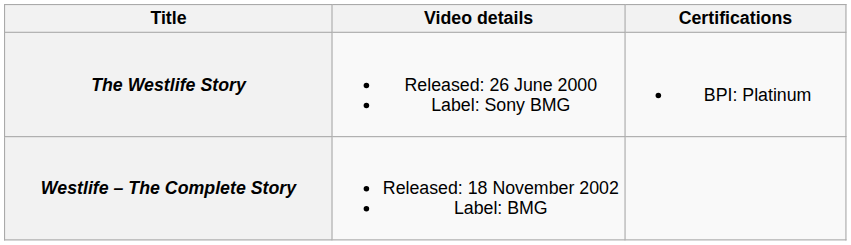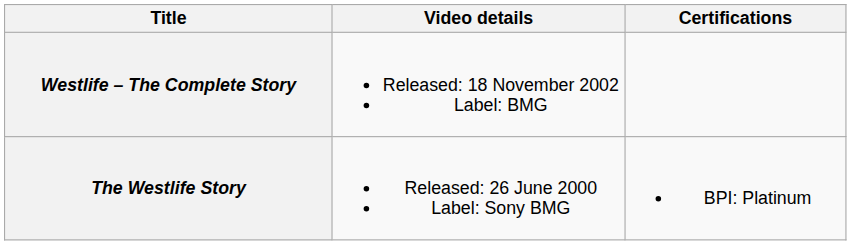rows swapped: (168, 84) <-> (168, 188)
